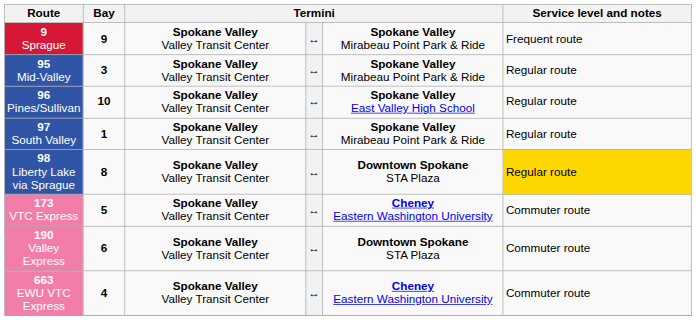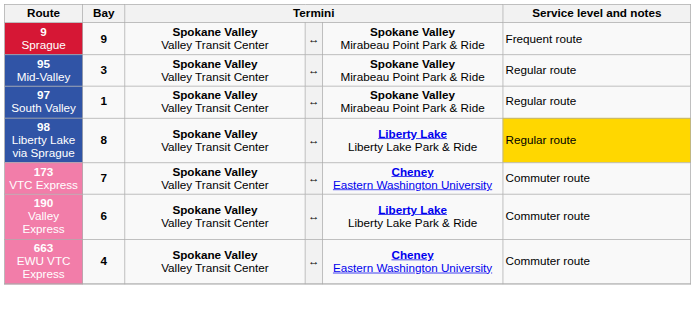- row: (44, 102)
(413, 172) Downtown Spokane STA Plaza -> (413, 140) Liberty Lake Liberty Lake Park & Ride
(104, 210) 5 -> (104, 179) 7
(413, 248) Downtown Spokane STA Plaza -> (413, 216) Liberty Lake Liberty Lake Park & Ride
